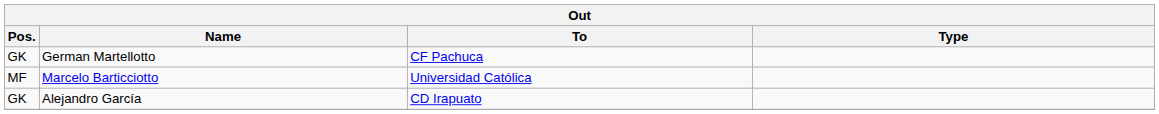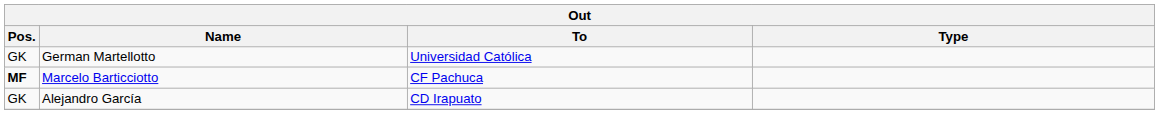(447, 57) CF Pachuca -> (471, 57) Universidad Católica
(17, 78) normal -> (17, 78) bold
(471, 78) Universidad Católica -> (447, 78) CF Pachuca
